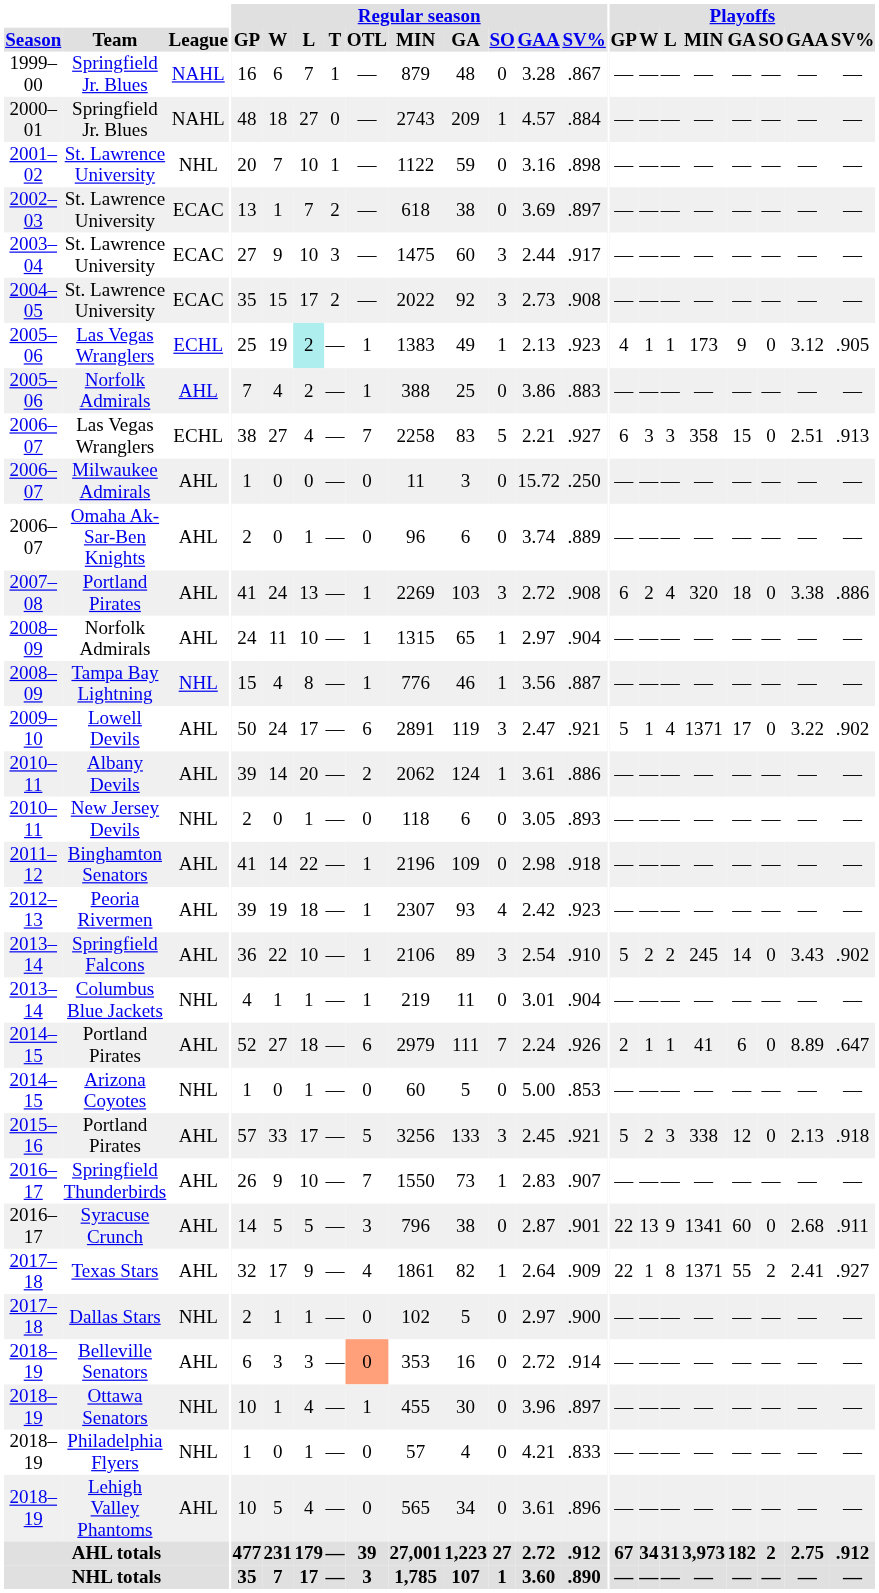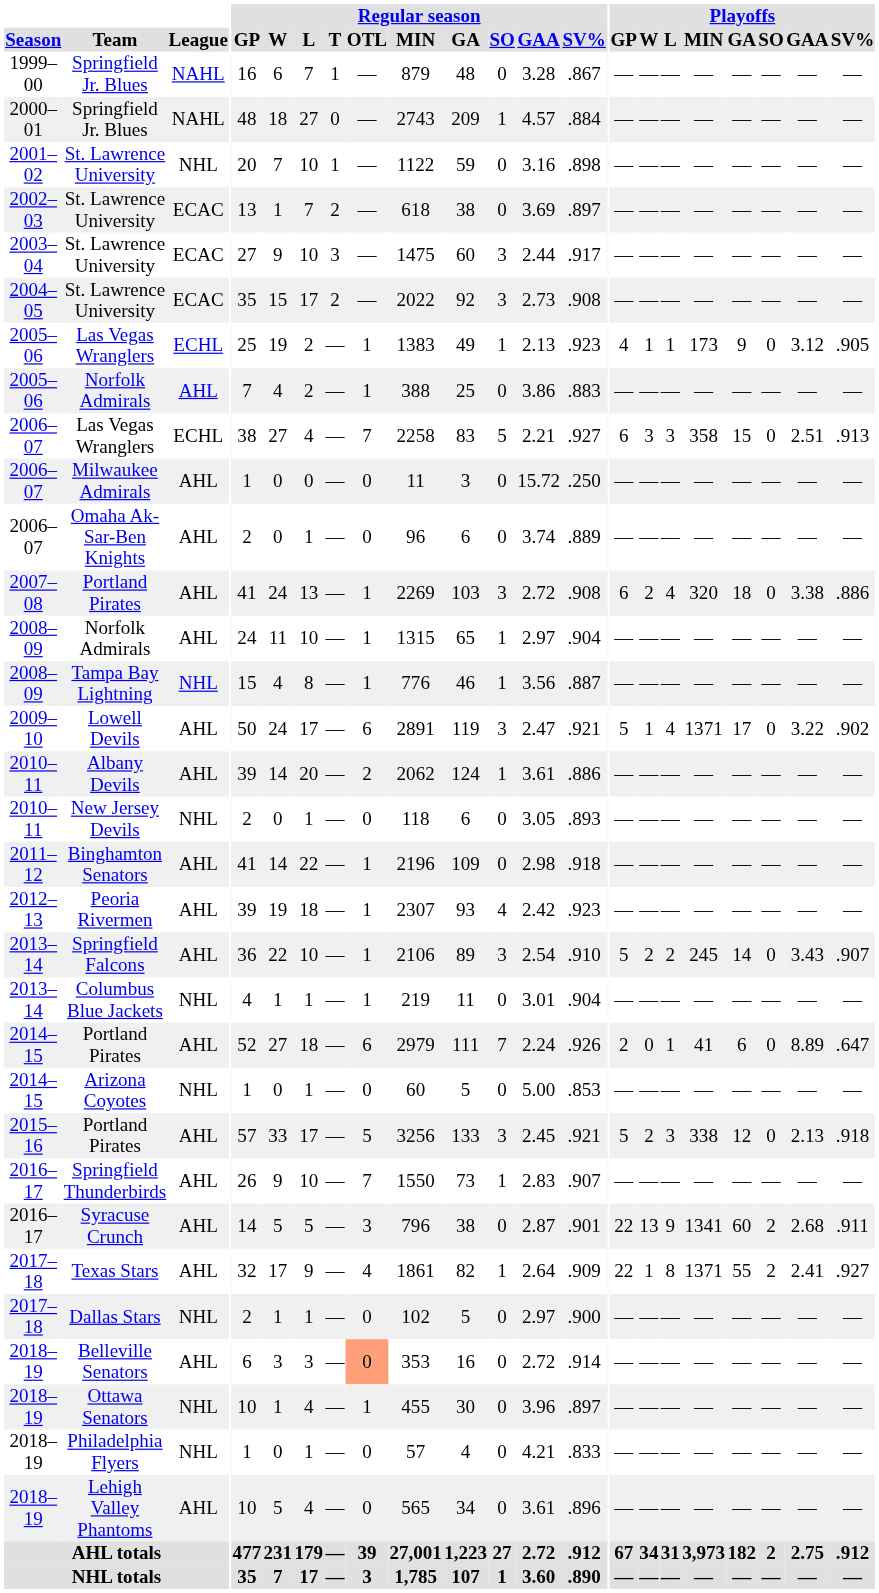(309, 345) paleturquoise background -> (309, 345) no background
(853, 954) .902 -> (853, 954) .907
(649, 1045) 1 -> (649, 1045) 0
(771, 1226) 0 -> (771, 1226) 2
